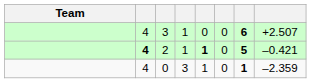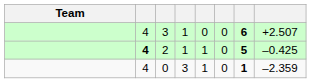(205, 50) bold -> (205, 50) normal
(280, 50) –0.421 -> (280, 50) –0.425
